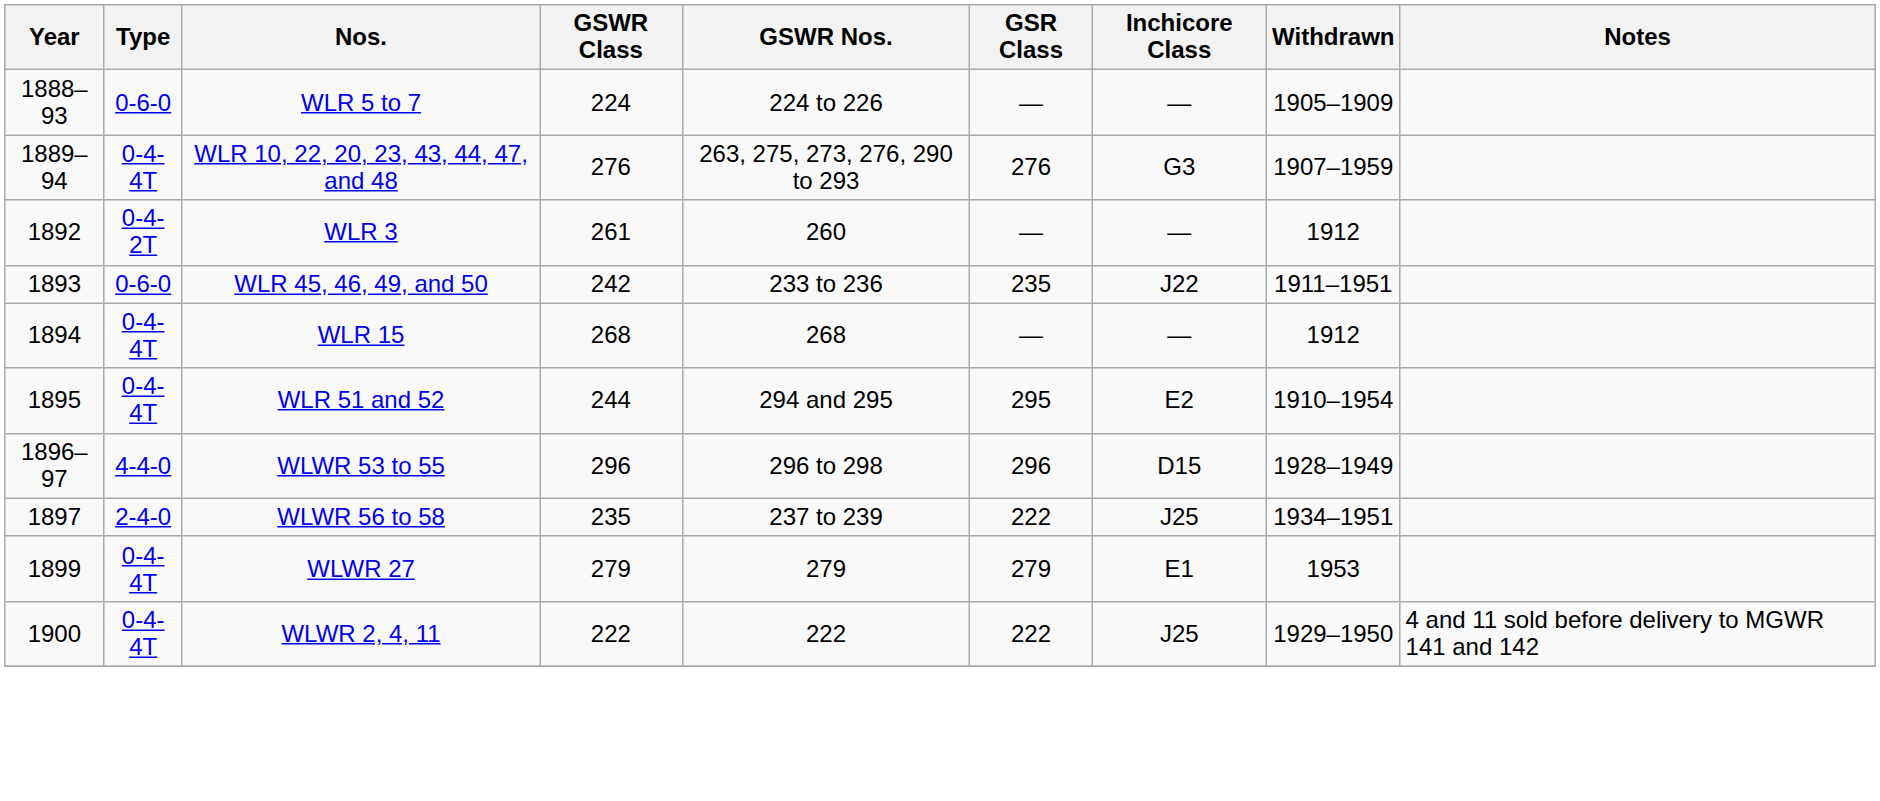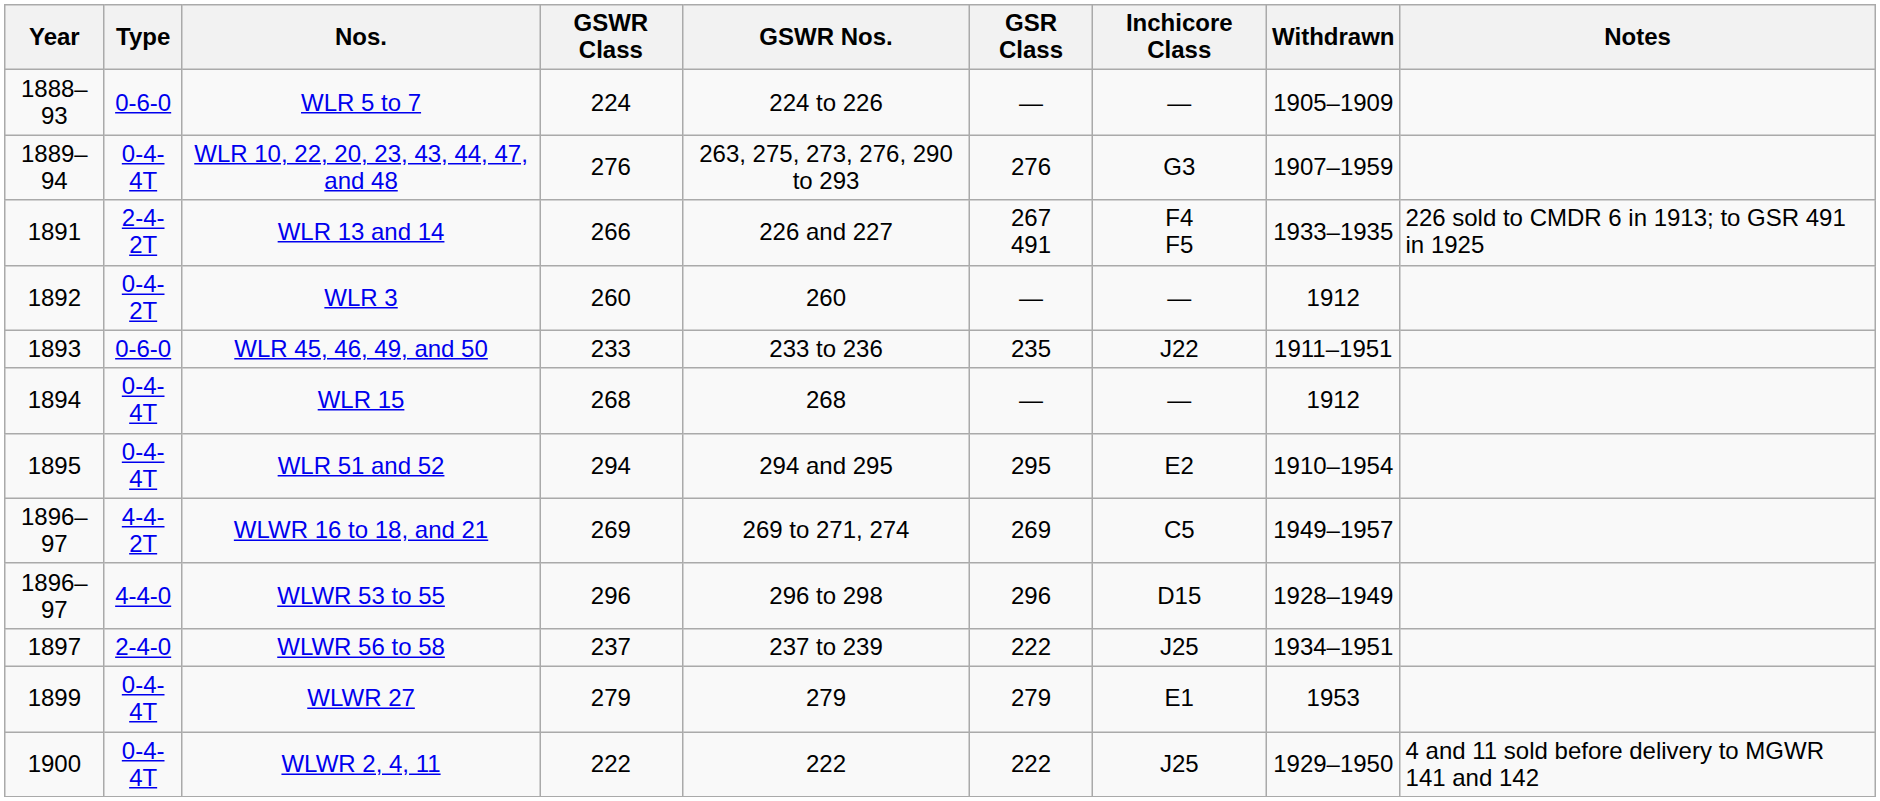+ row: (361, 232)
(611, 232) 261 -> (611, 297) 260
(611, 283) 242 -> (611, 348) 233
(611, 400) 244 -> (611, 465) 294
+ row: (361, 530)
(611, 517) 235 -> (611, 647) 237
